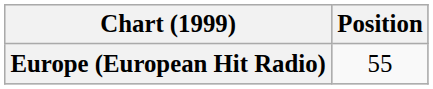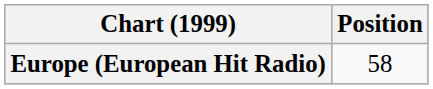(380, 63) 55 -> (380, 63) 58
